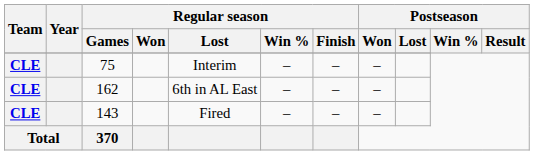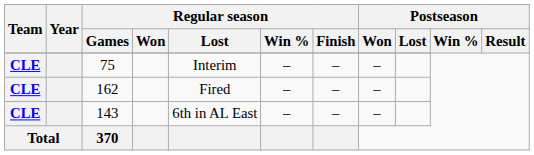(215, 89) 6th in AL East -> (215, 89) Fired
(215, 114) Fired -> (215, 114) 6th in AL East
